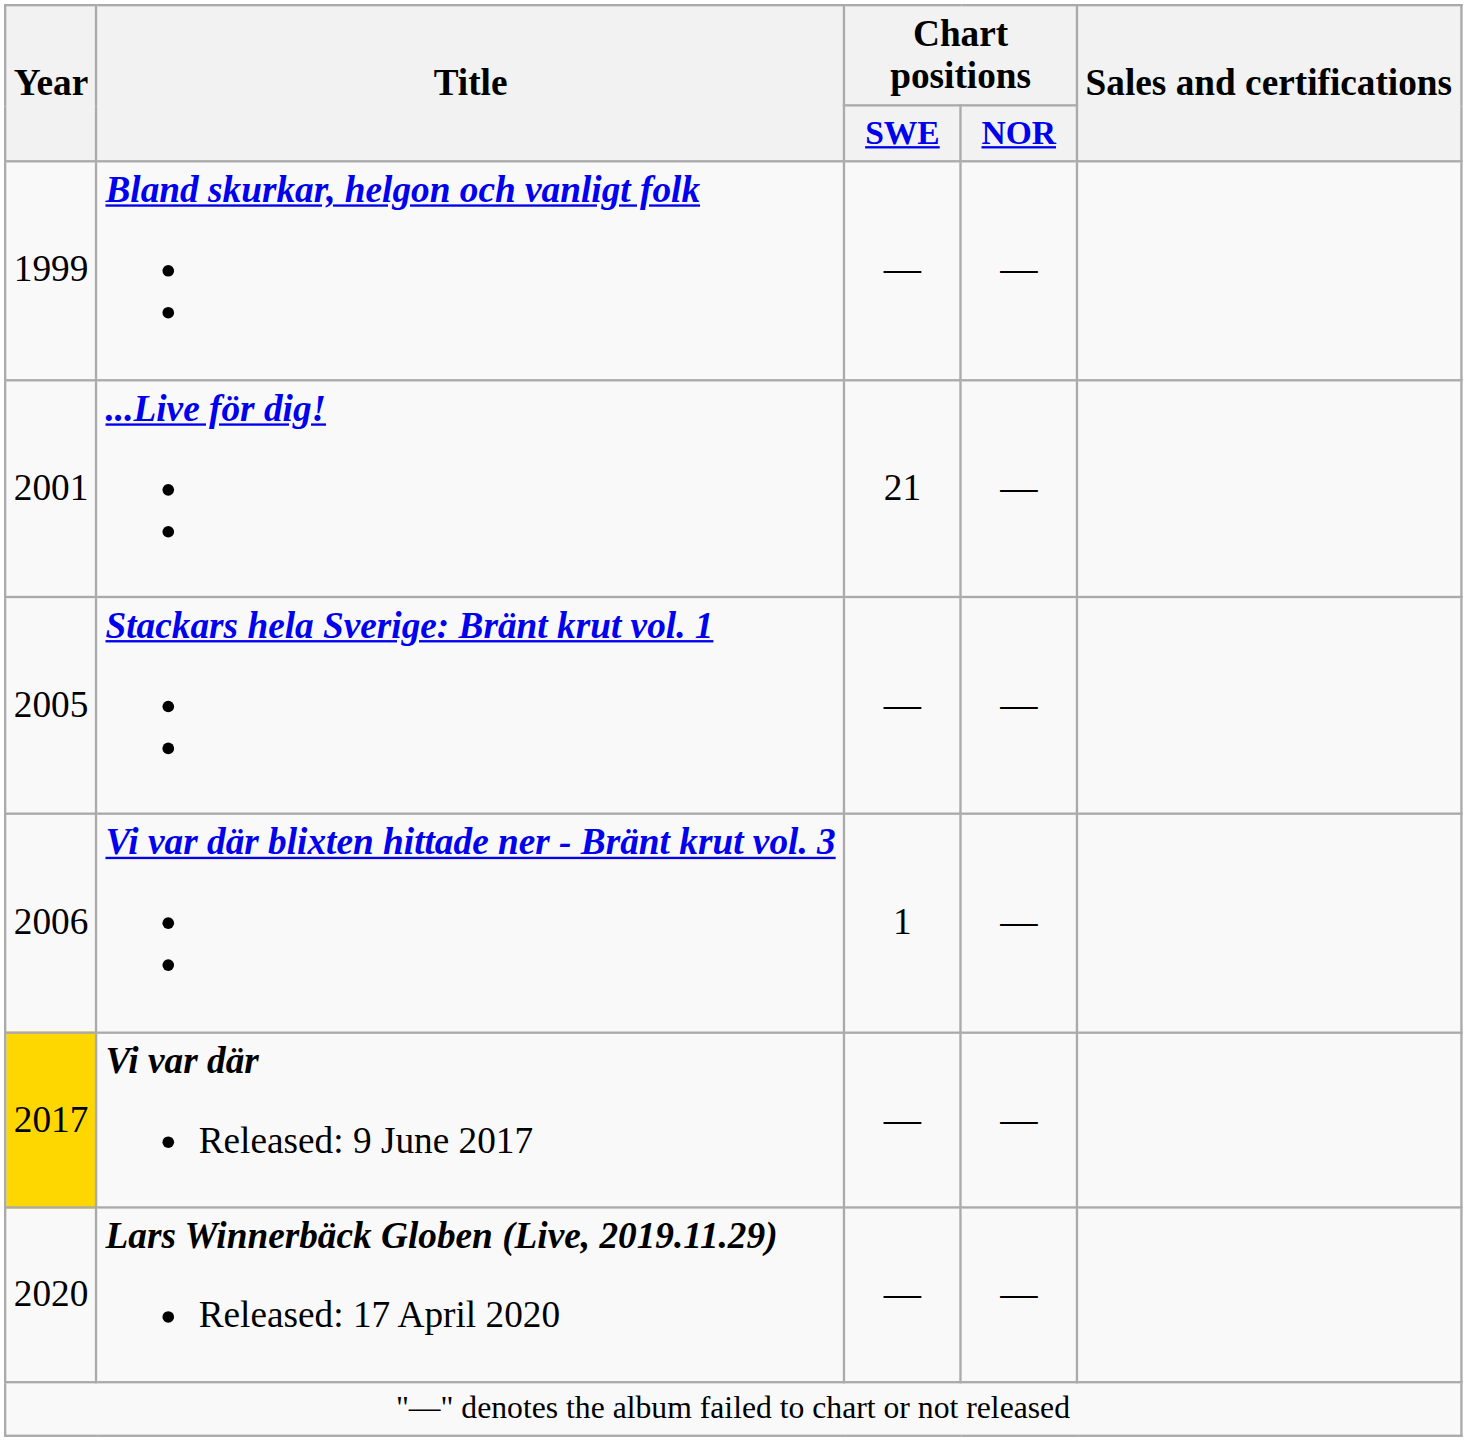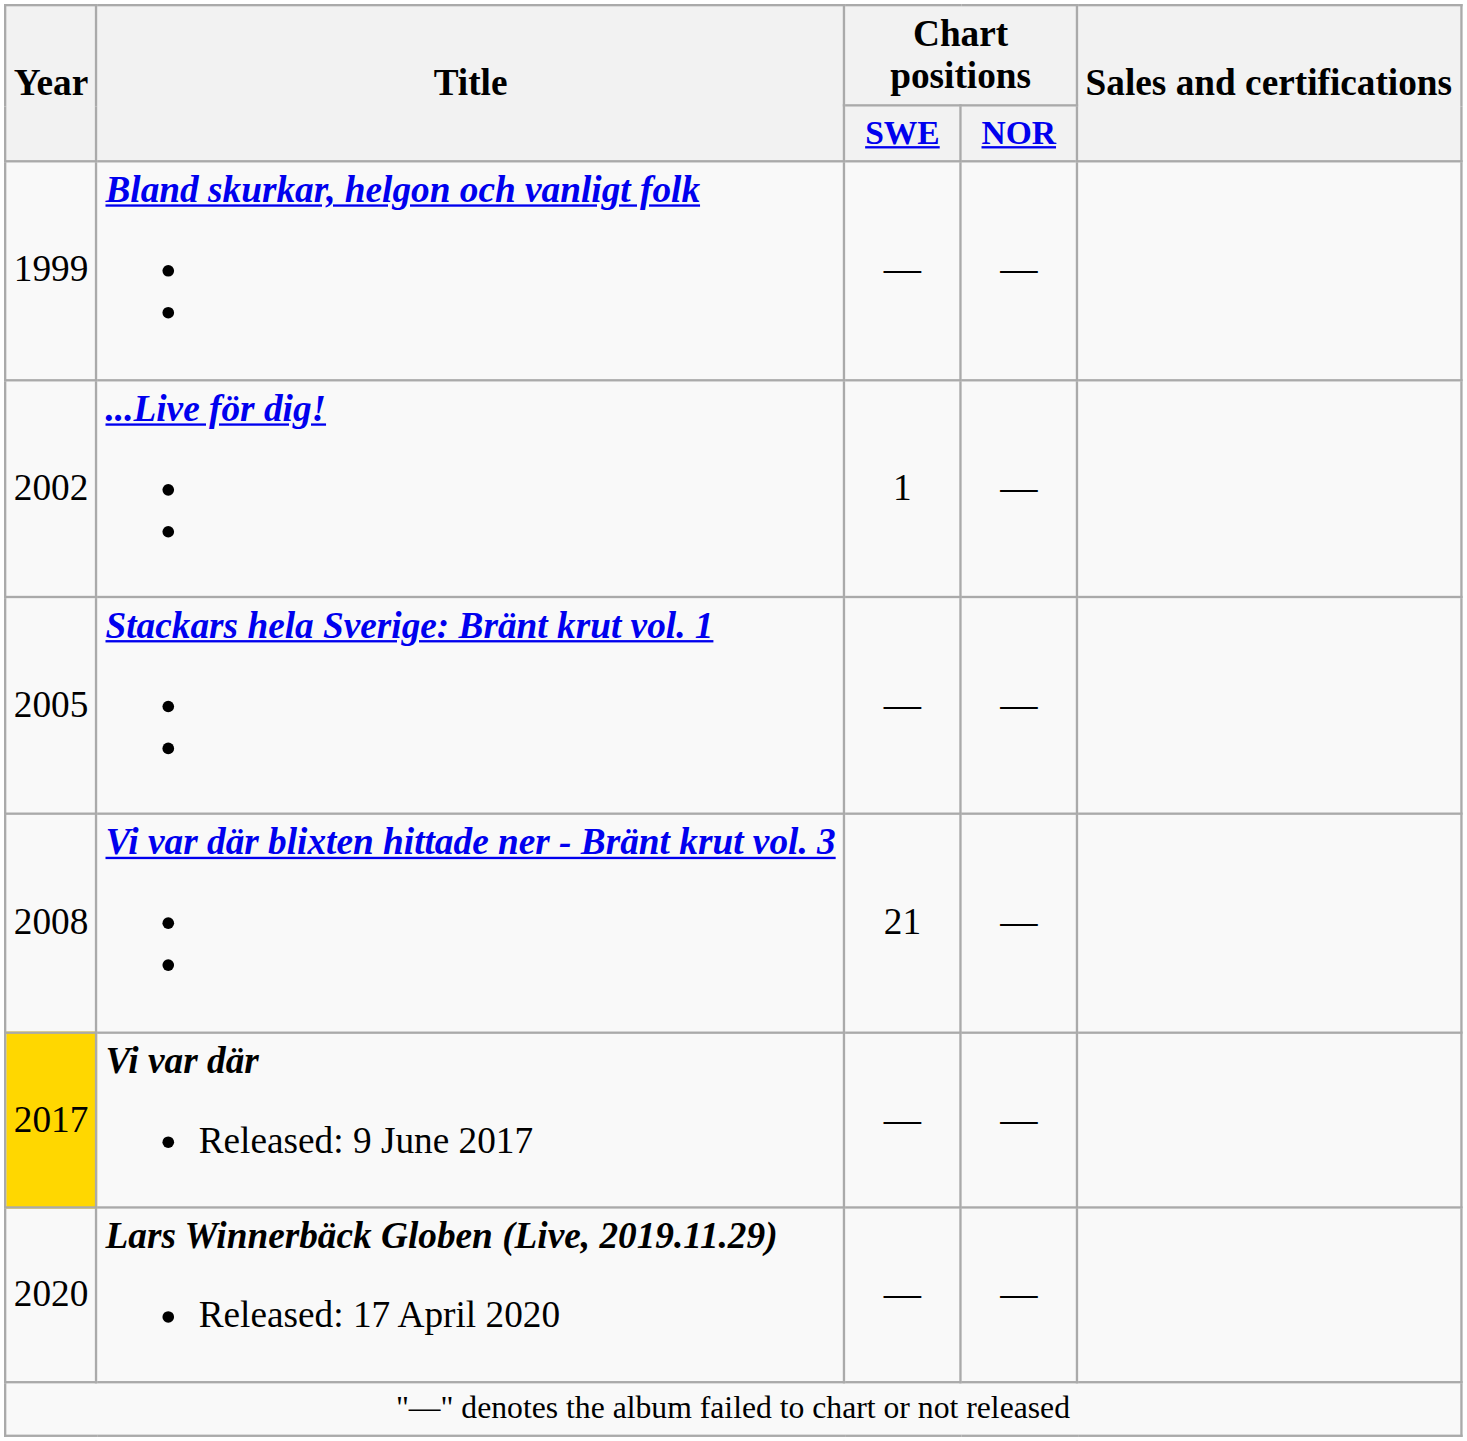(51, 487) 2001 -> (51, 487) 2002
(902, 487) 21 -> (902, 487) 1
(51, 922) 2006 -> (51, 922) 2008
(902, 922) 1 -> (902, 922) 21
